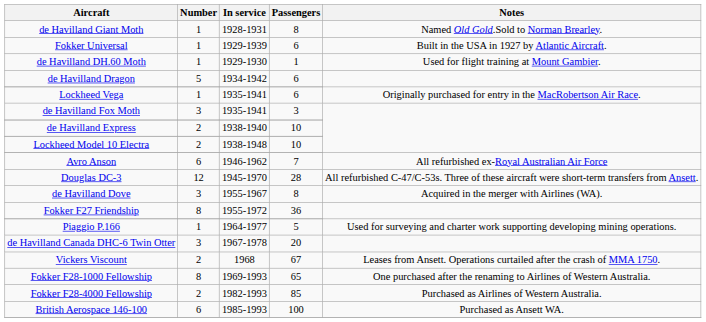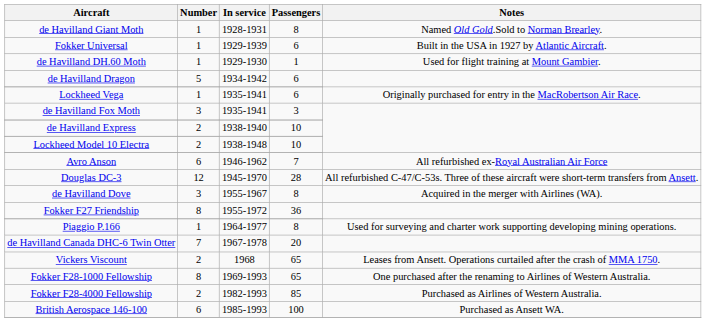(296, 227) 5 -> (296, 227) 8
(199, 243) 3 -> (199, 243) 7
(296, 260) 67 -> (296, 260) 65
